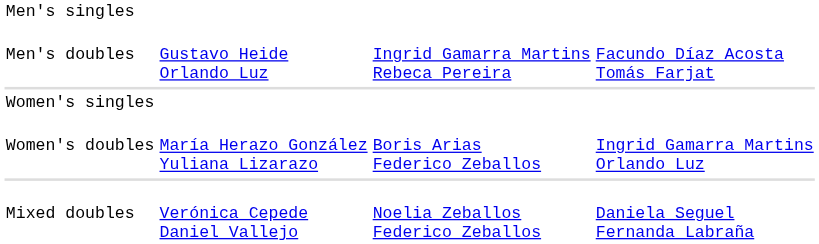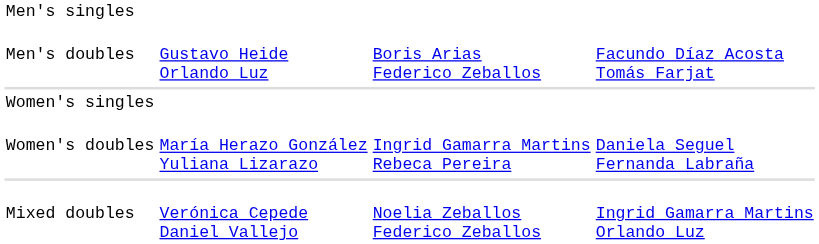(482, 64) Ingrid Gamarra Martins Rebeca Pereira -> (457, 64) Boris Arias Federico Zeballos
(457, 155) Boris Arias Federico Zeballos -> (482, 155) Ingrid Gamarra Martins Rebeca Pereira
(705, 155) Ingrid Gamarra Martins Orlando Luz -> (675, 155) Daniela Seguel Fernanda Labraña
(675, 223) Daniela Seguel Fernanda Labraña -> (705, 223) Ingrid Gamarra Martins Orlando Luz
